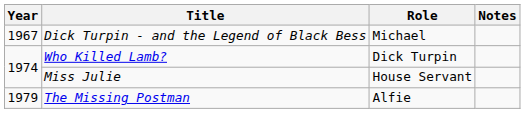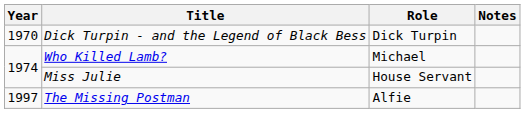(23, 36) 1967 -> (23, 36) 1970
(399, 36) Michael -> (415, 36) Dick Turpin
(415, 56) Dick Turpin -> (399, 56) Michael
(23, 98) 1979 -> (23, 98) 1997
